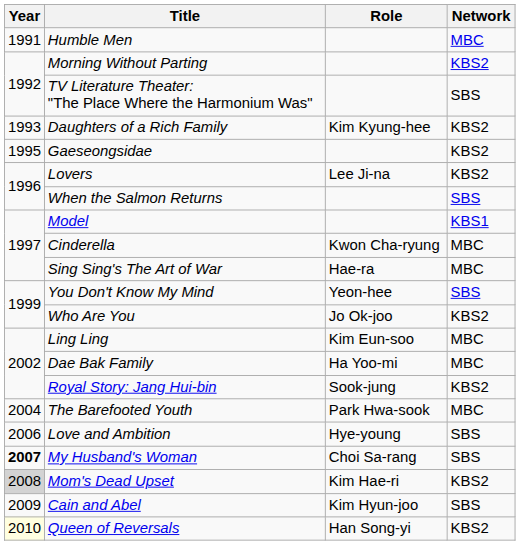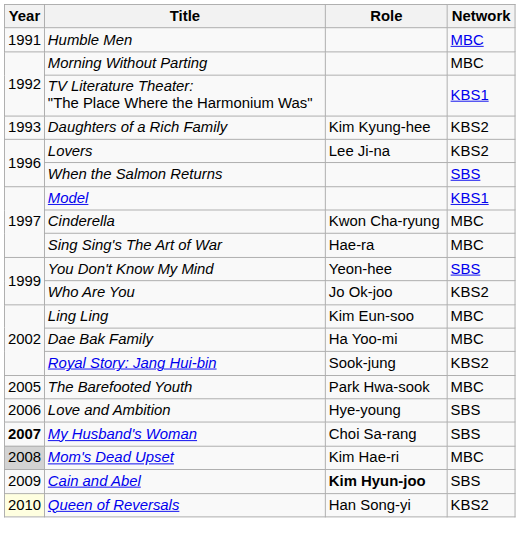(470, 63) KBS2 -> (467, 63) MBC
(466, 95) SBS -> (470, 95) KBS1
- row: (100, 151)
(24, 410) 2004 -> (24, 387) 2005
(470, 481) KBS2 -> (467, 457) MBC
(374, 505) normal -> (377, 481) bold
